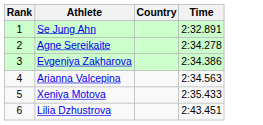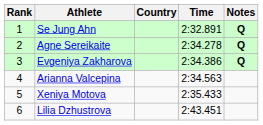+ column: (241, 12)
